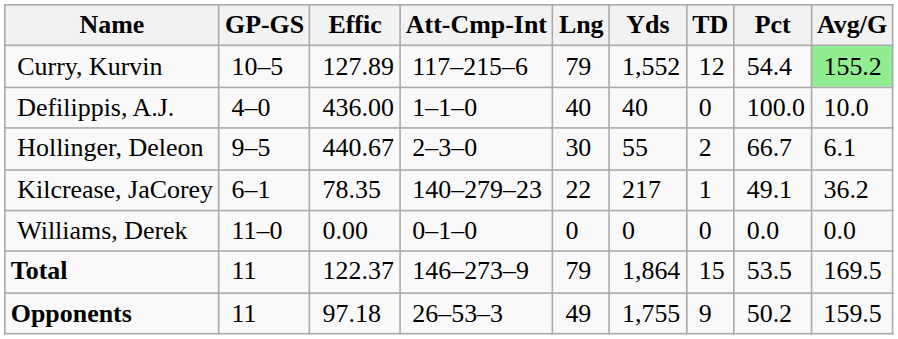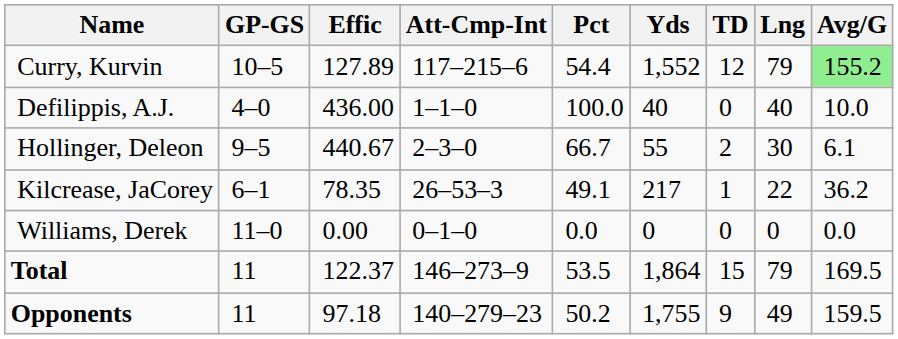columns swapped: (773, 25) <-> (581, 25)
(474, 189) 140–279–23 -> (454, 189) 26–53–3
(454, 312) 26–53–3 -> (474, 312) 140–279–23
